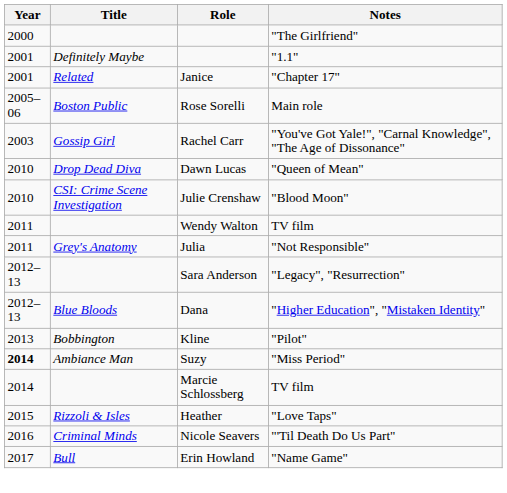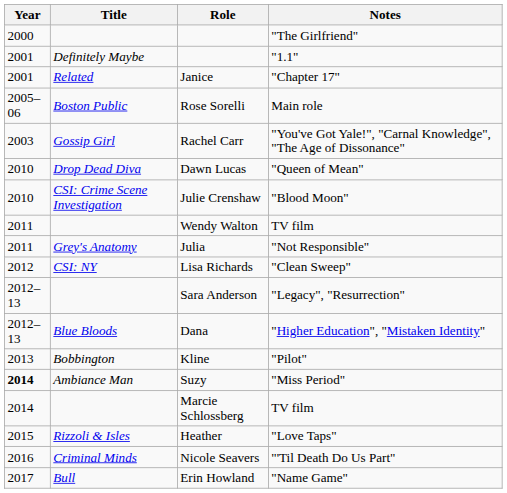+ row: (217, 267)
